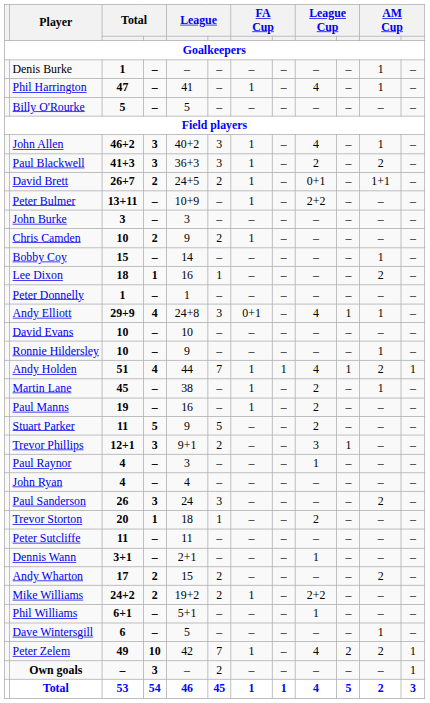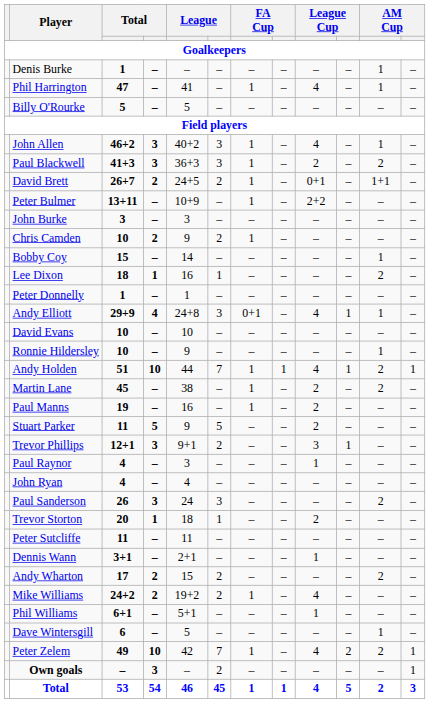(155, 369) 4 -> (155, 369) 10
(381, 388) 1 -> (381, 388) 2
(316, 595) 2+2 -> (316, 595) 4
